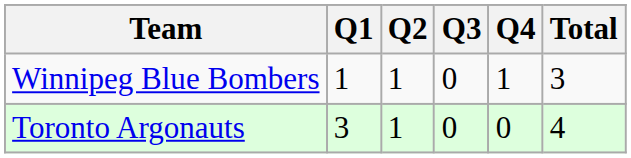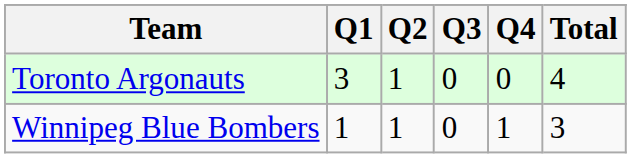rows swapped: (166, 78) <-> (128, 127)
